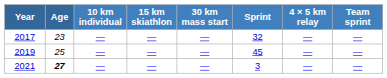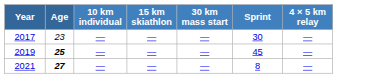- column: (358, 17)
(258, 37) 32 -> (258, 37) 30
(60, 52) normal -> (60, 52) bold
(258, 66) 3 -> (258, 66) 8
